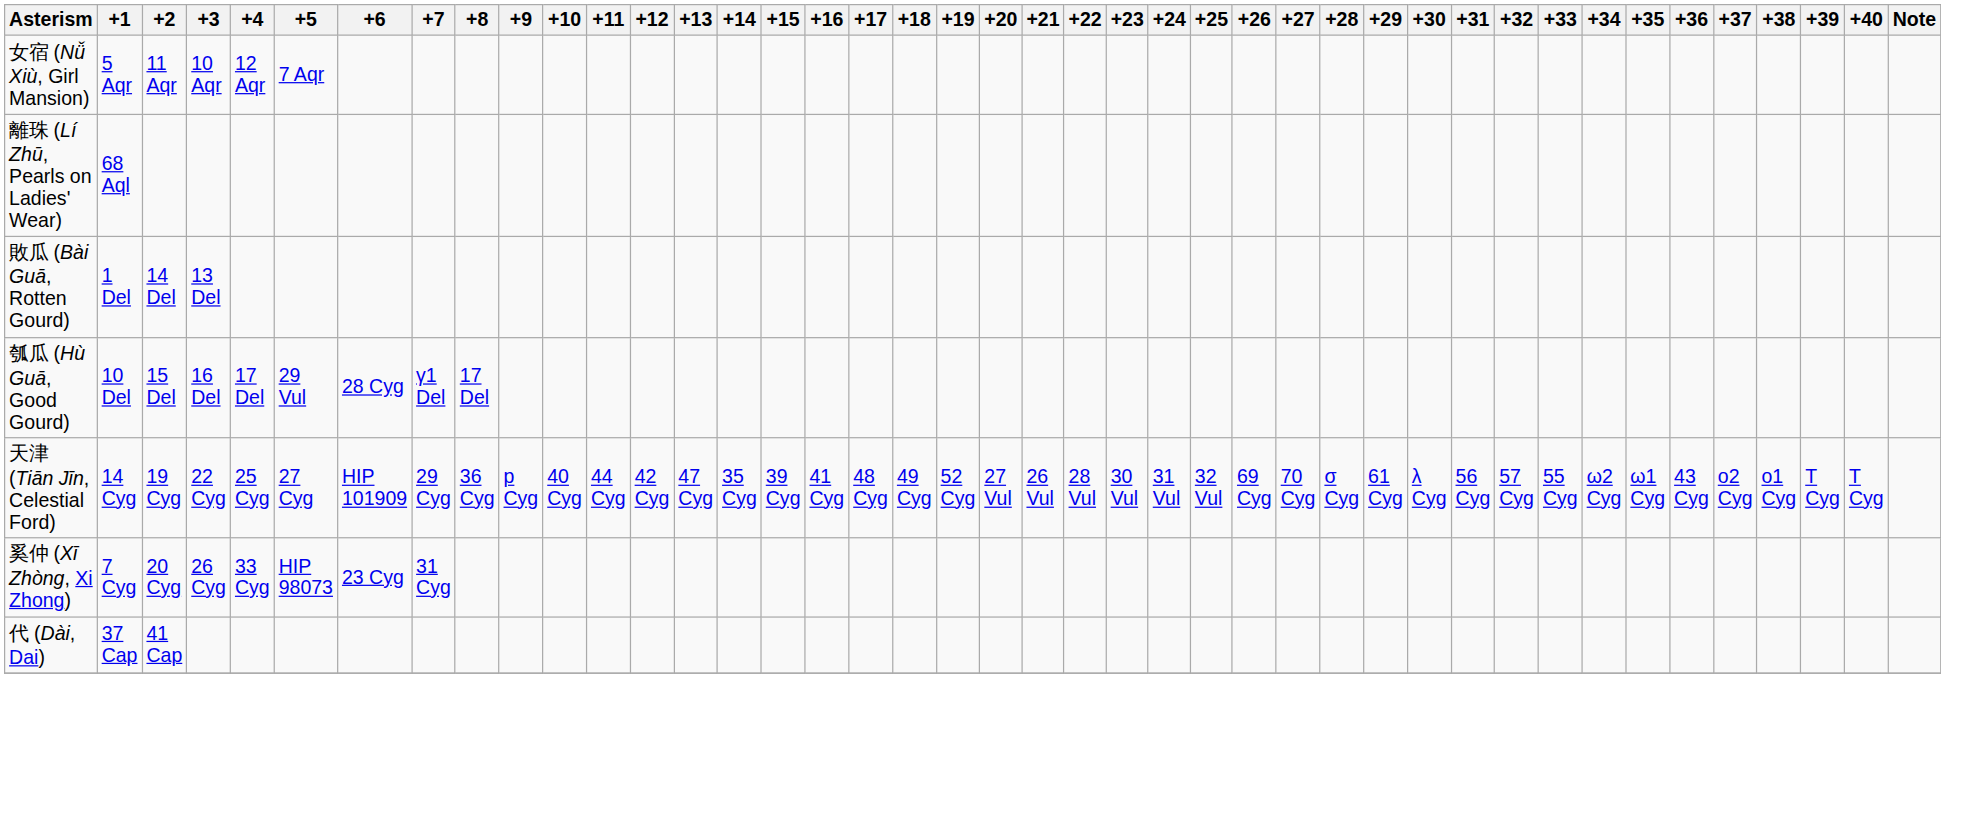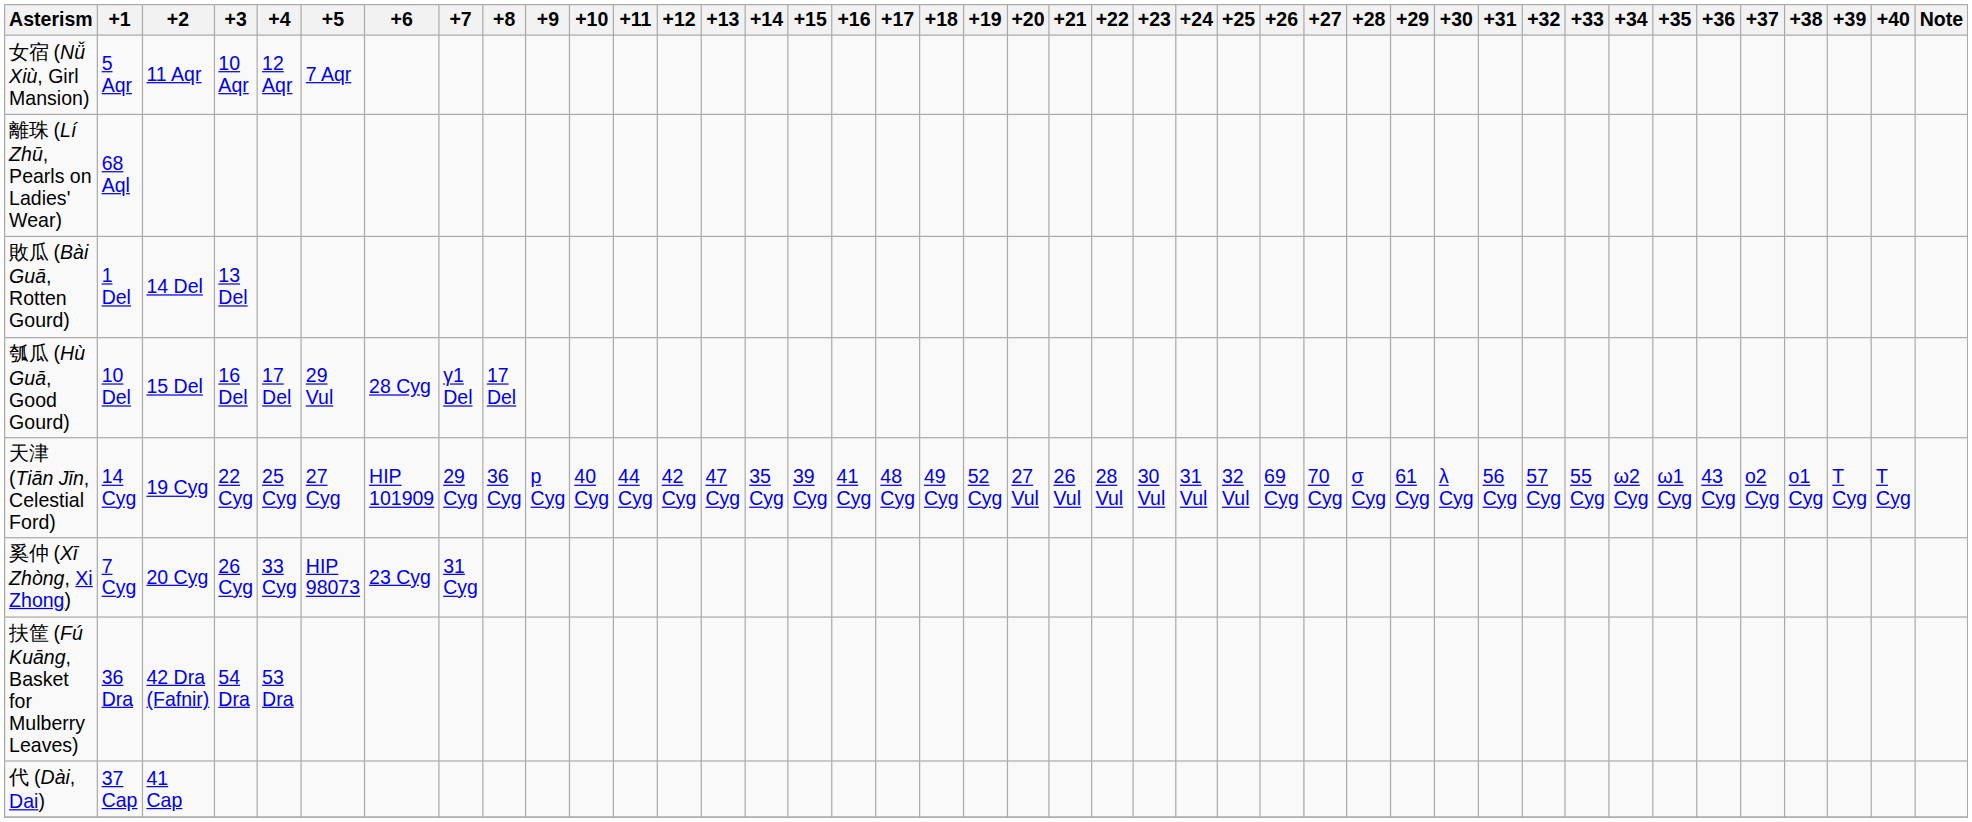+ row: (47, 689)
